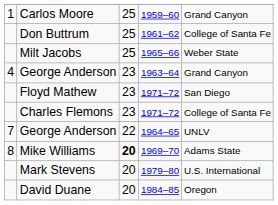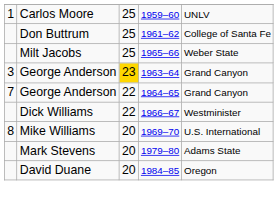(216, 14) Grand Canyon -> (197, 14) UNLV
(11, 72) 4 -> (11, 72) 3
(129, 72) no background -> (129, 72) gold background
- row: (58, 92)
- row: (66, 111)
(197, 131) UNLV -> (216, 92) Grand Canyon
+ row: (56, 111)
(129, 151) bold -> (129, 131) normal
(212, 151) Adams State -> (222, 131) U.S. International
(222, 170) U.S. International -> (212, 151) Adams State
